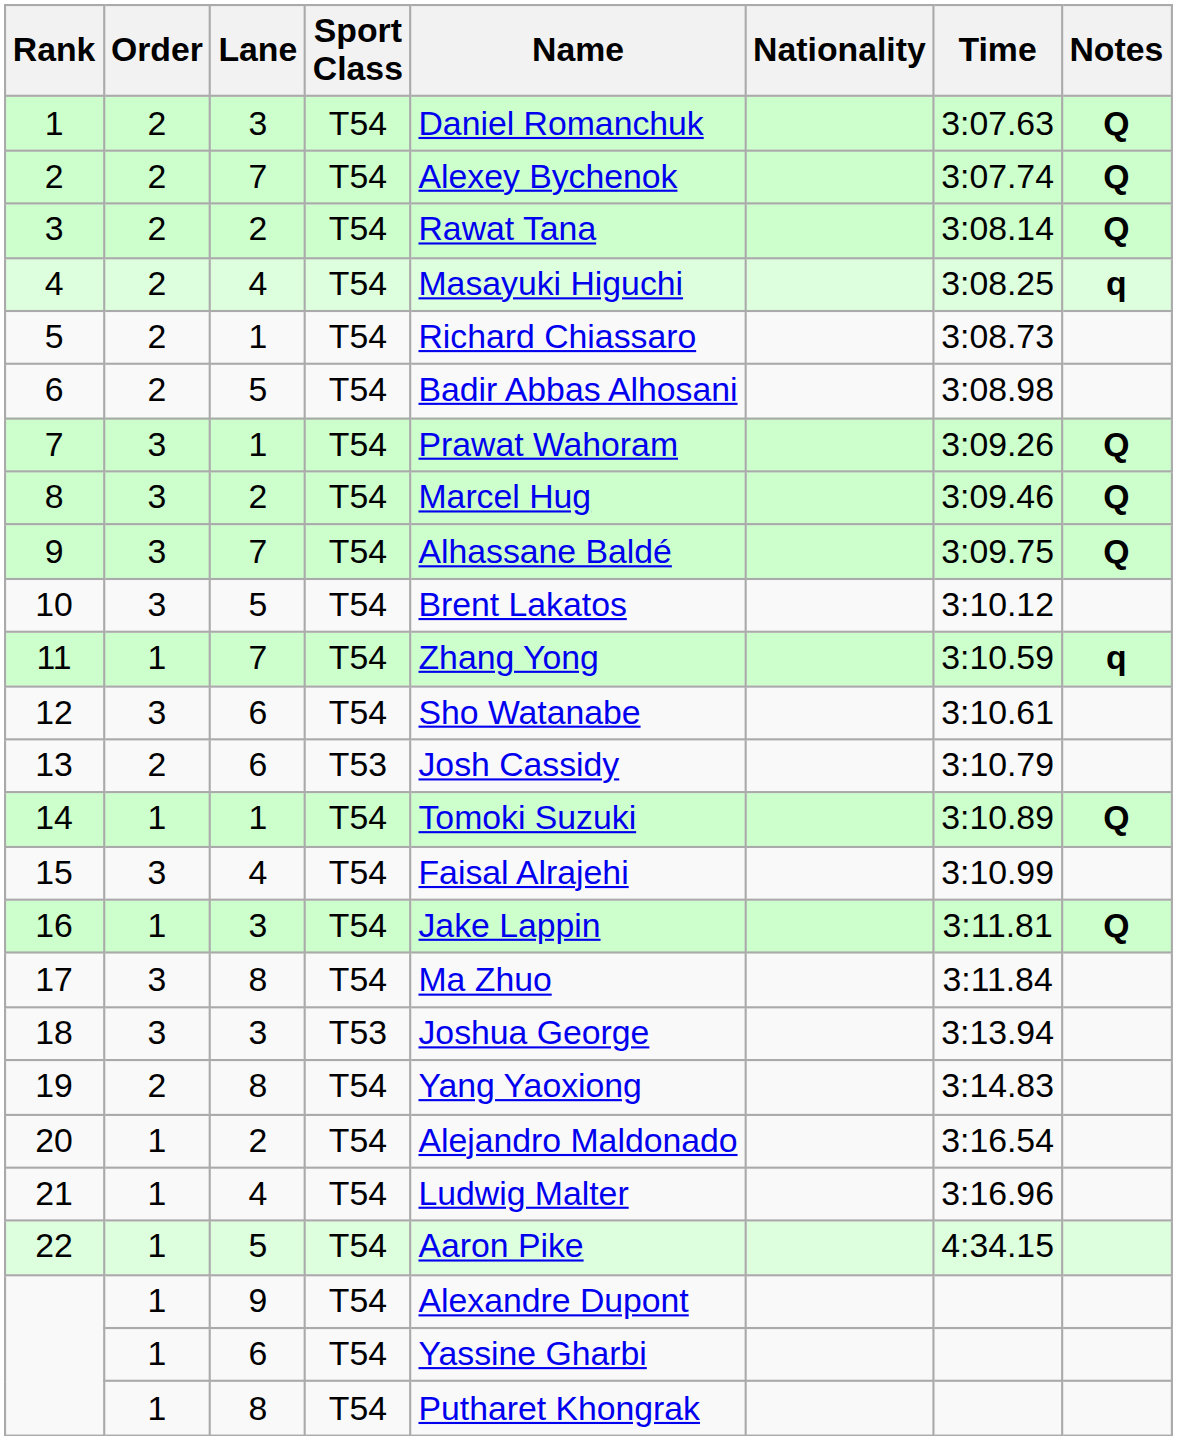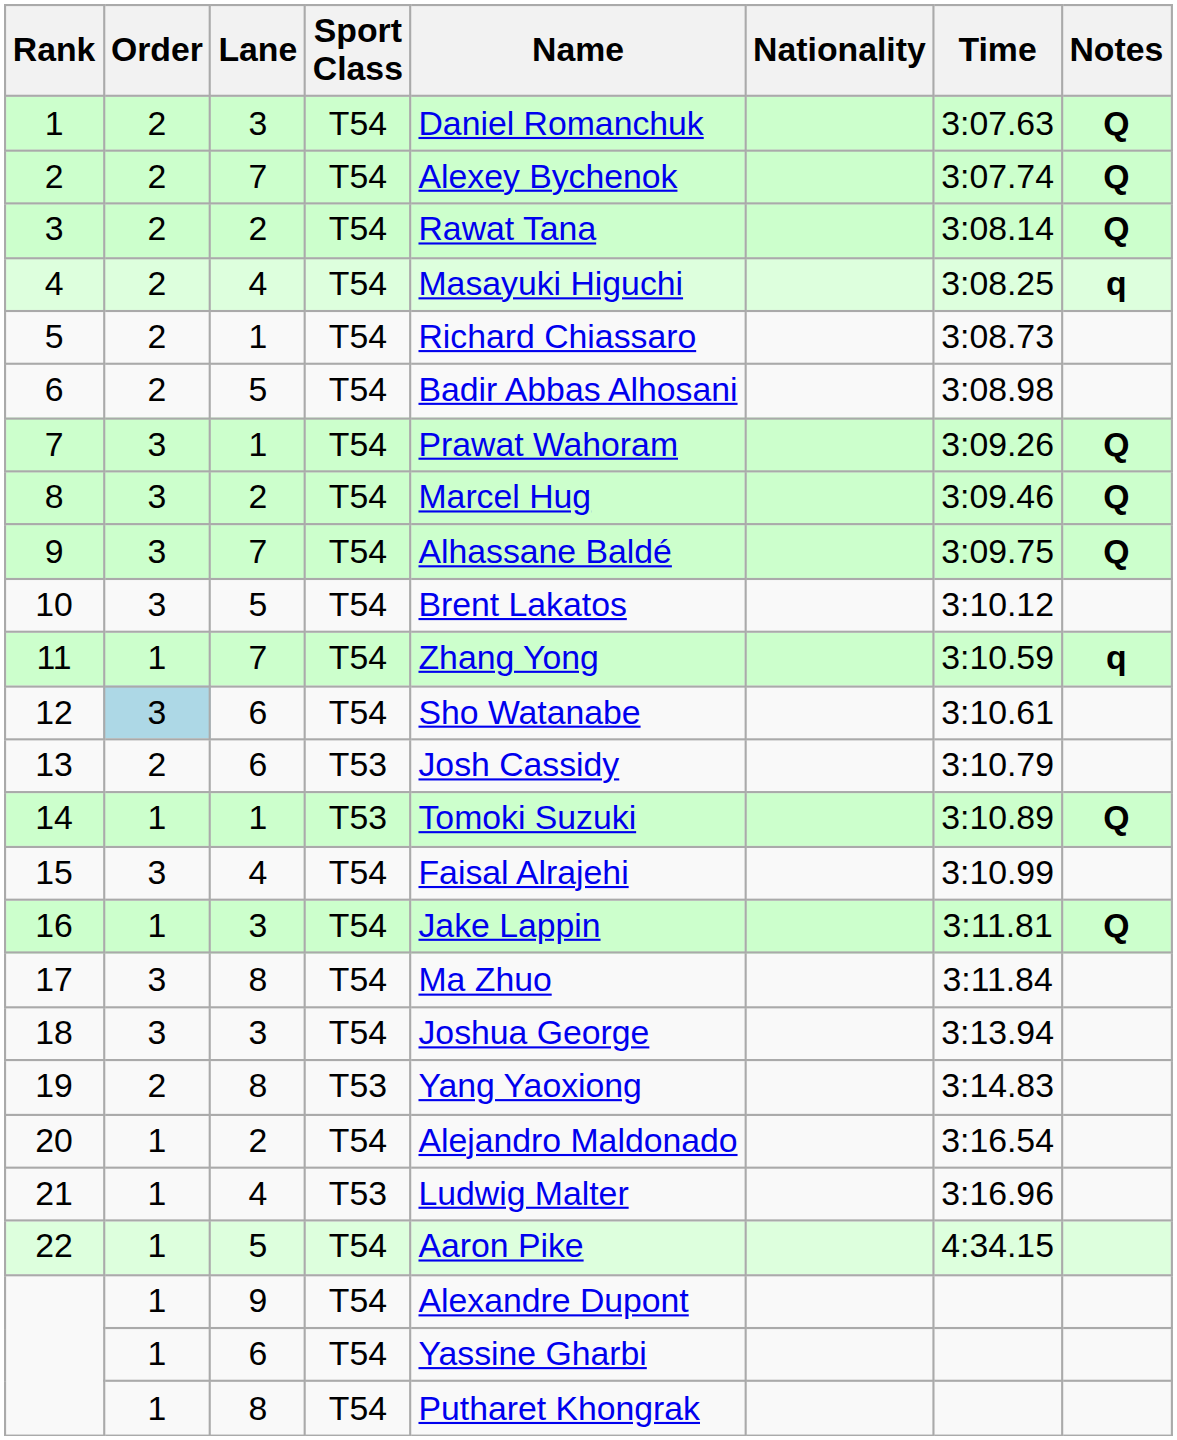(157, 711) no background -> (157, 711) lightblue background
(358, 818) T54 -> (358, 818) T53
(358, 1032) T53 -> (358, 1032) T54
(358, 1086) T54 -> (358, 1086) T53
(358, 1193) T54 -> (358, 1193) T53
